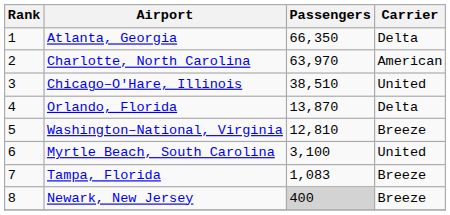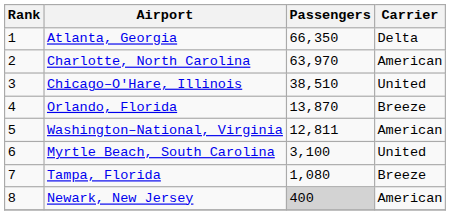(398, 107) Delta -> (402, 107) Breeze
(314, 130) 12,810 -> (314, 130) 12,811
(402, 130) Breeze -> (410, 130) American
(310, 175) 1,083 -> (310, 175) 1,080
(402, 198) Breeze -> (410, 198) American
